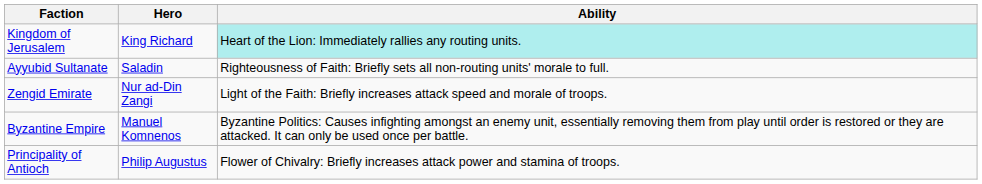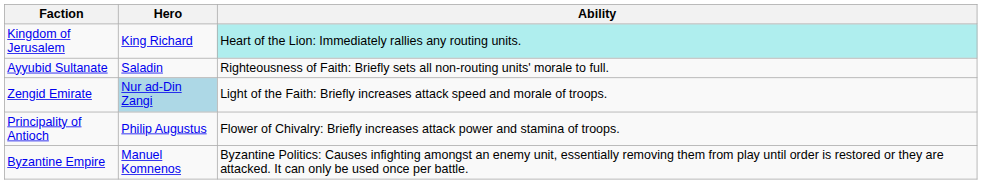(152, 94) no background -> (152, 94) lightblue background
rows swapped: (56, 128) <-> (44, 162)
